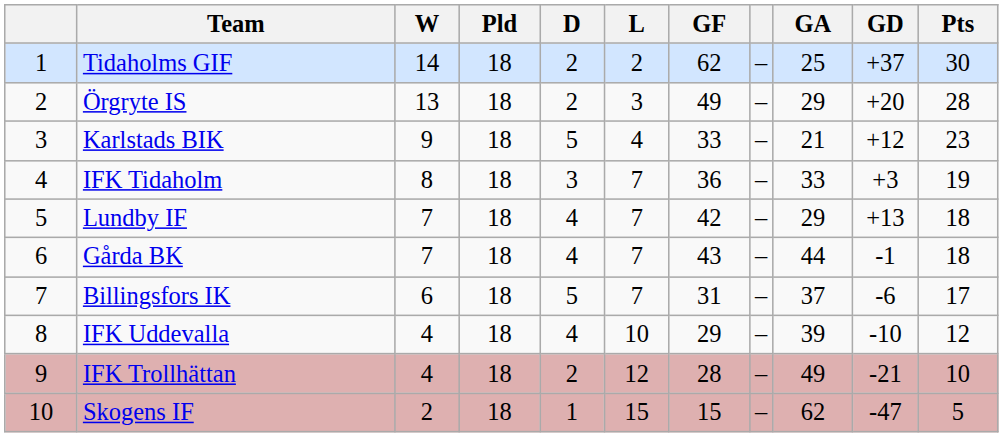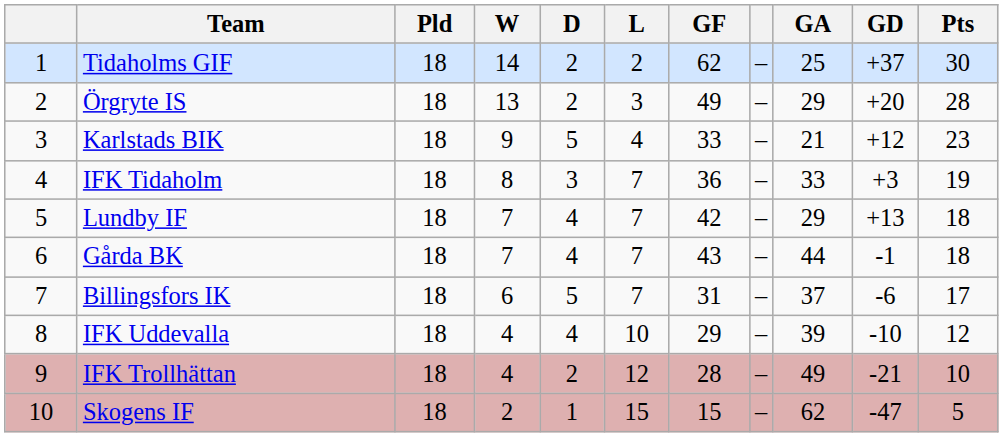columns swapped: (499, 23) <-> (427, 23)
